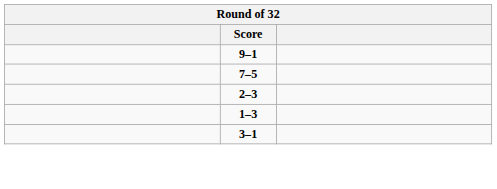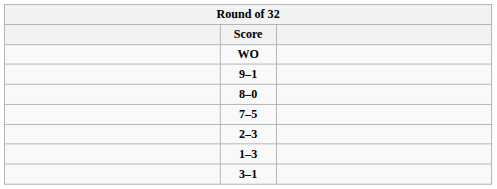+ row: (248, 54)
+ row: (248, 94)
